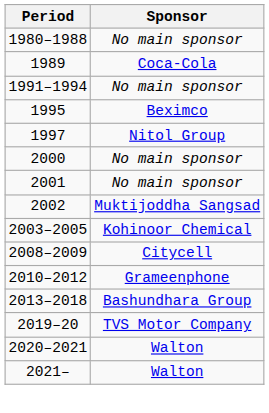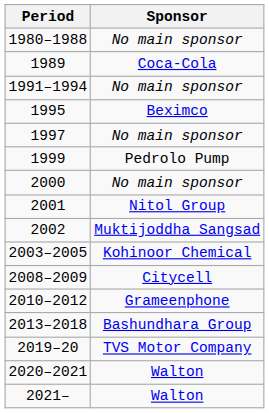(177, 135) Nitol Group -> (177, 135) No main sponsor
+ row: (48, 159)
(177, 183) No main sponsor -> (177, 206) Nitol Group
